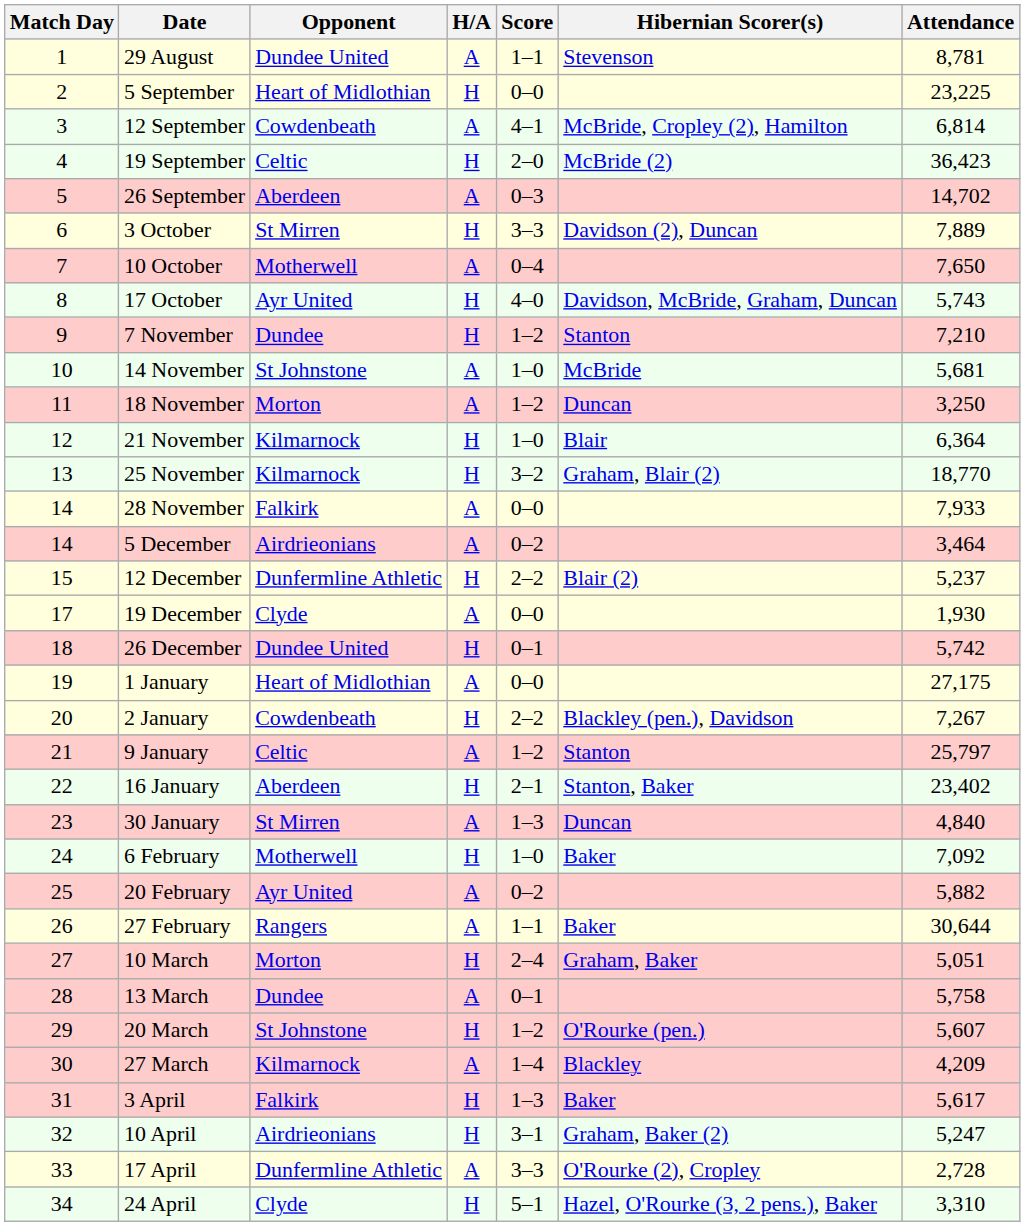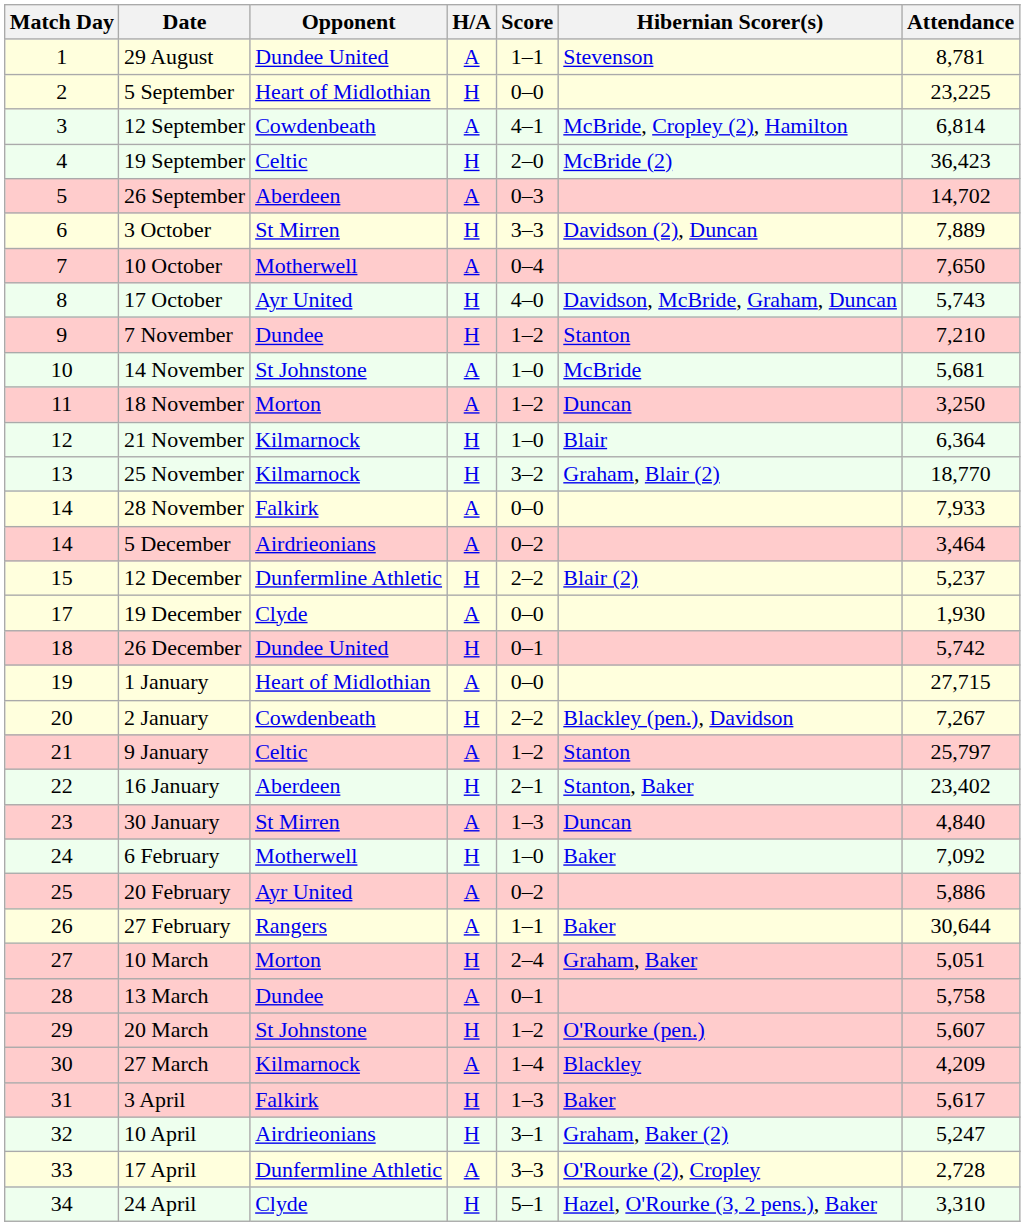(961, 682) 27,175 -> (961, 682) 27,715
(961, 890) 5,882 -> (961, 890) 5,886
